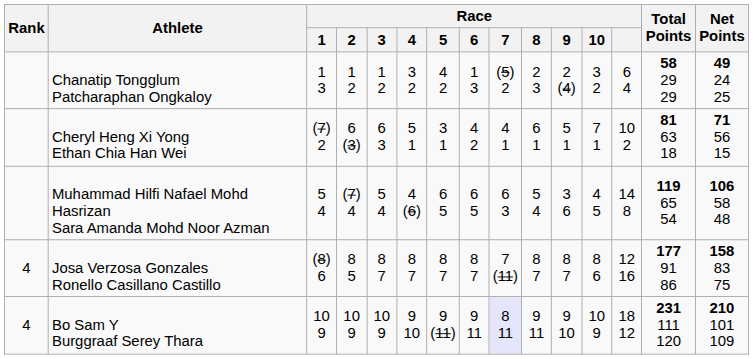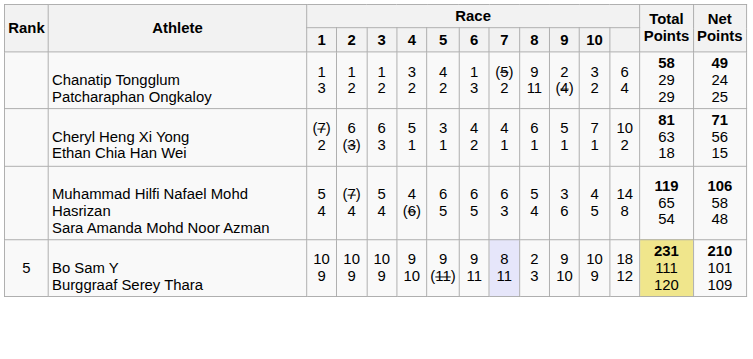(537, 80) 2 3 -> (534, 80) 9 11
- row: (136, 276)
(26, 325) 4 -> (26, 268) 5
(537, 325) 9 11 -> (534, 268) 2 3
(669, 325) no background -> (666, 268) khaki background
